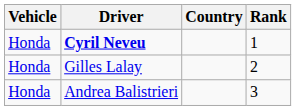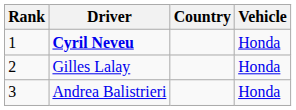columns swapped: (268, 17) <-> (32, 17)
